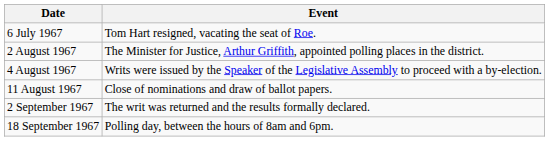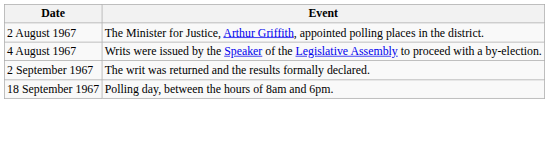- row: (35, 32)
- row: (44, 88)
